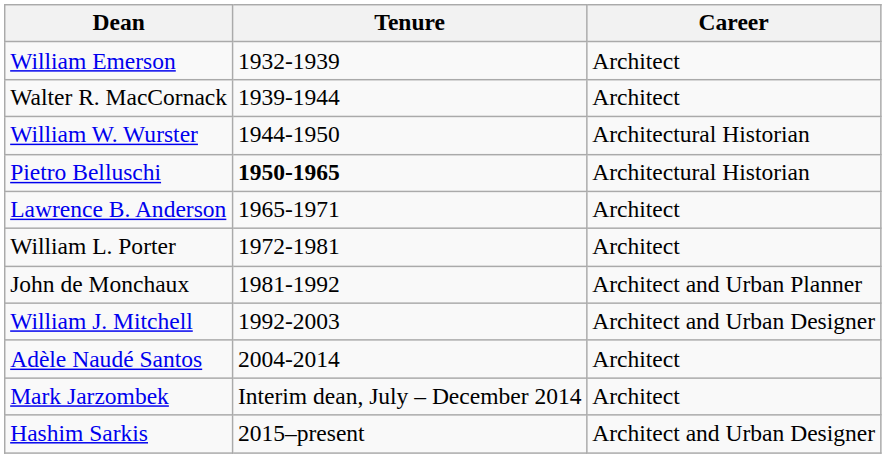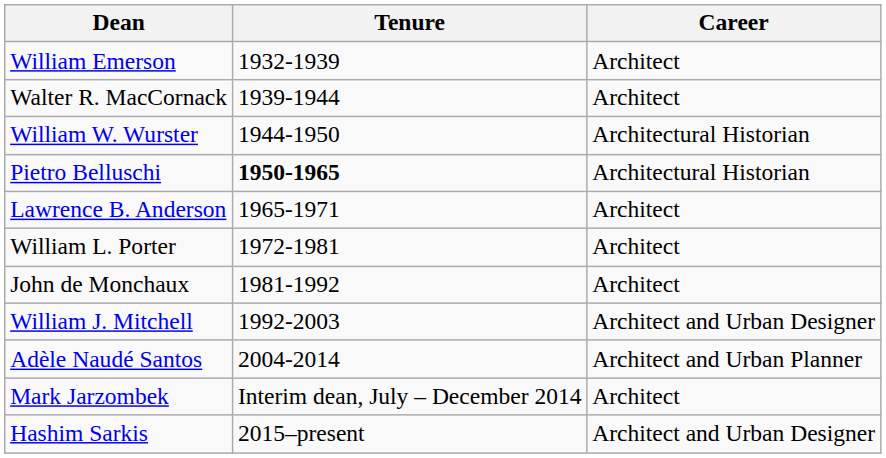(727, 284) Architect and Urban Planner -> (636, 284) Architect
(636, 358) Architect -> (727, 358) Architect and Urban Planner
